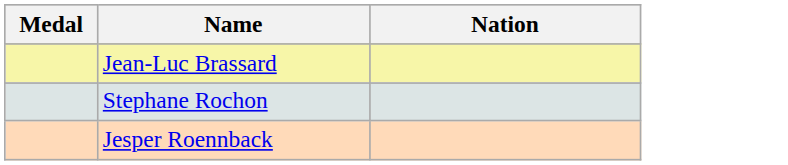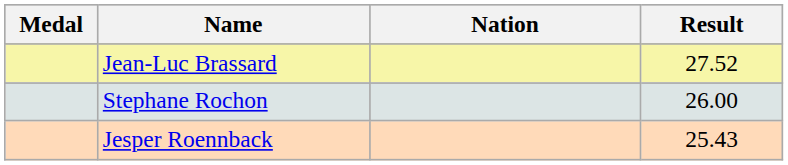+ column: (712, 24)
